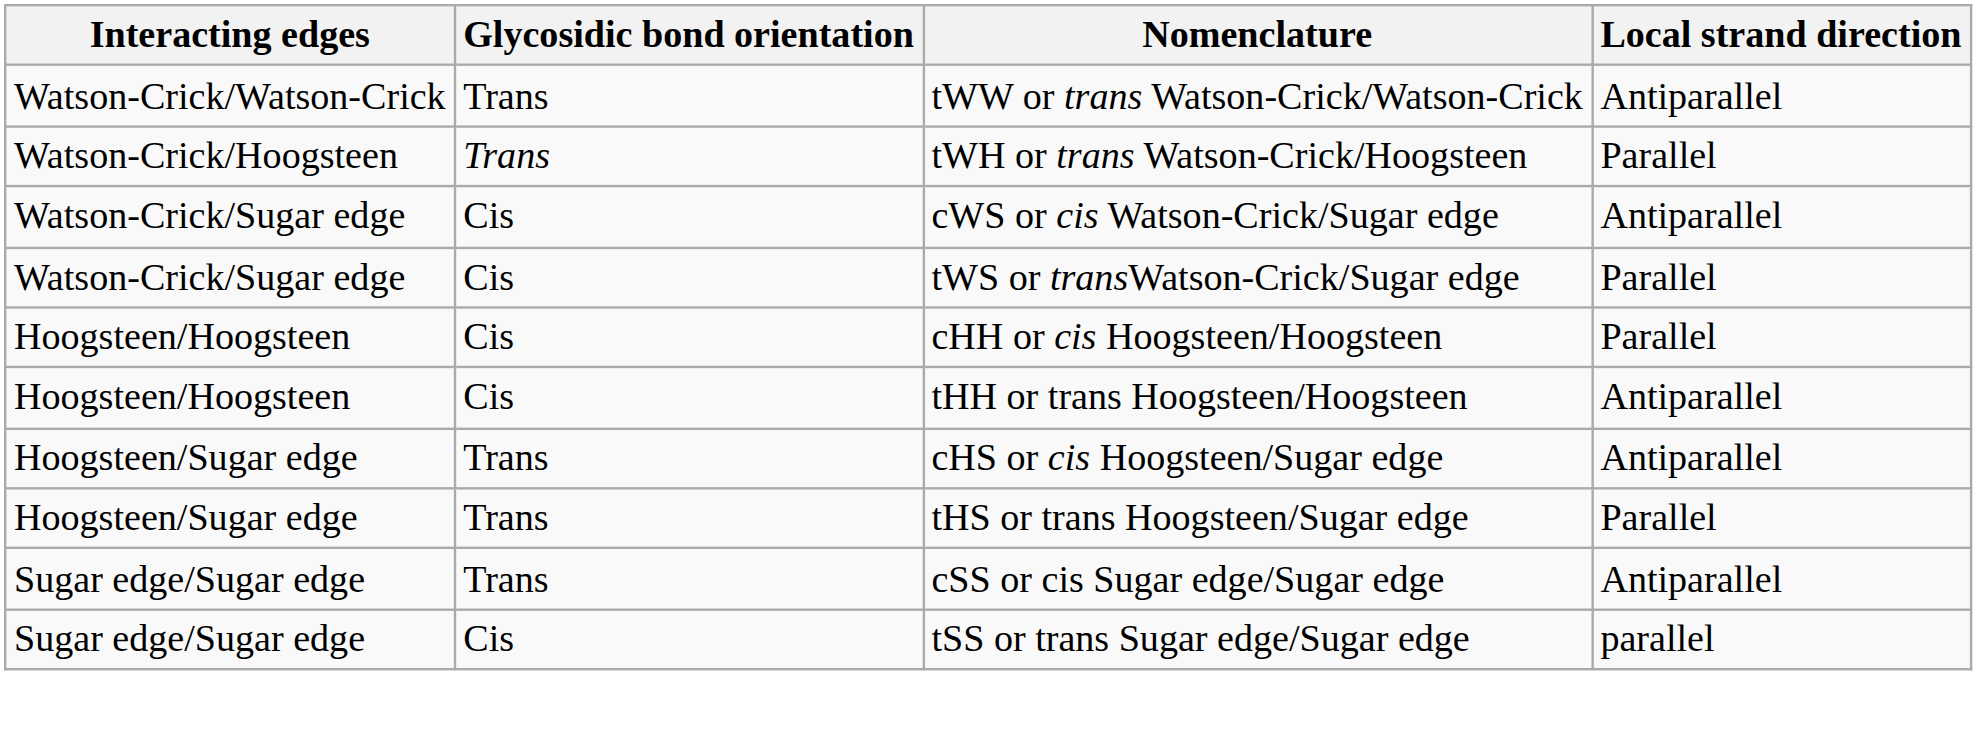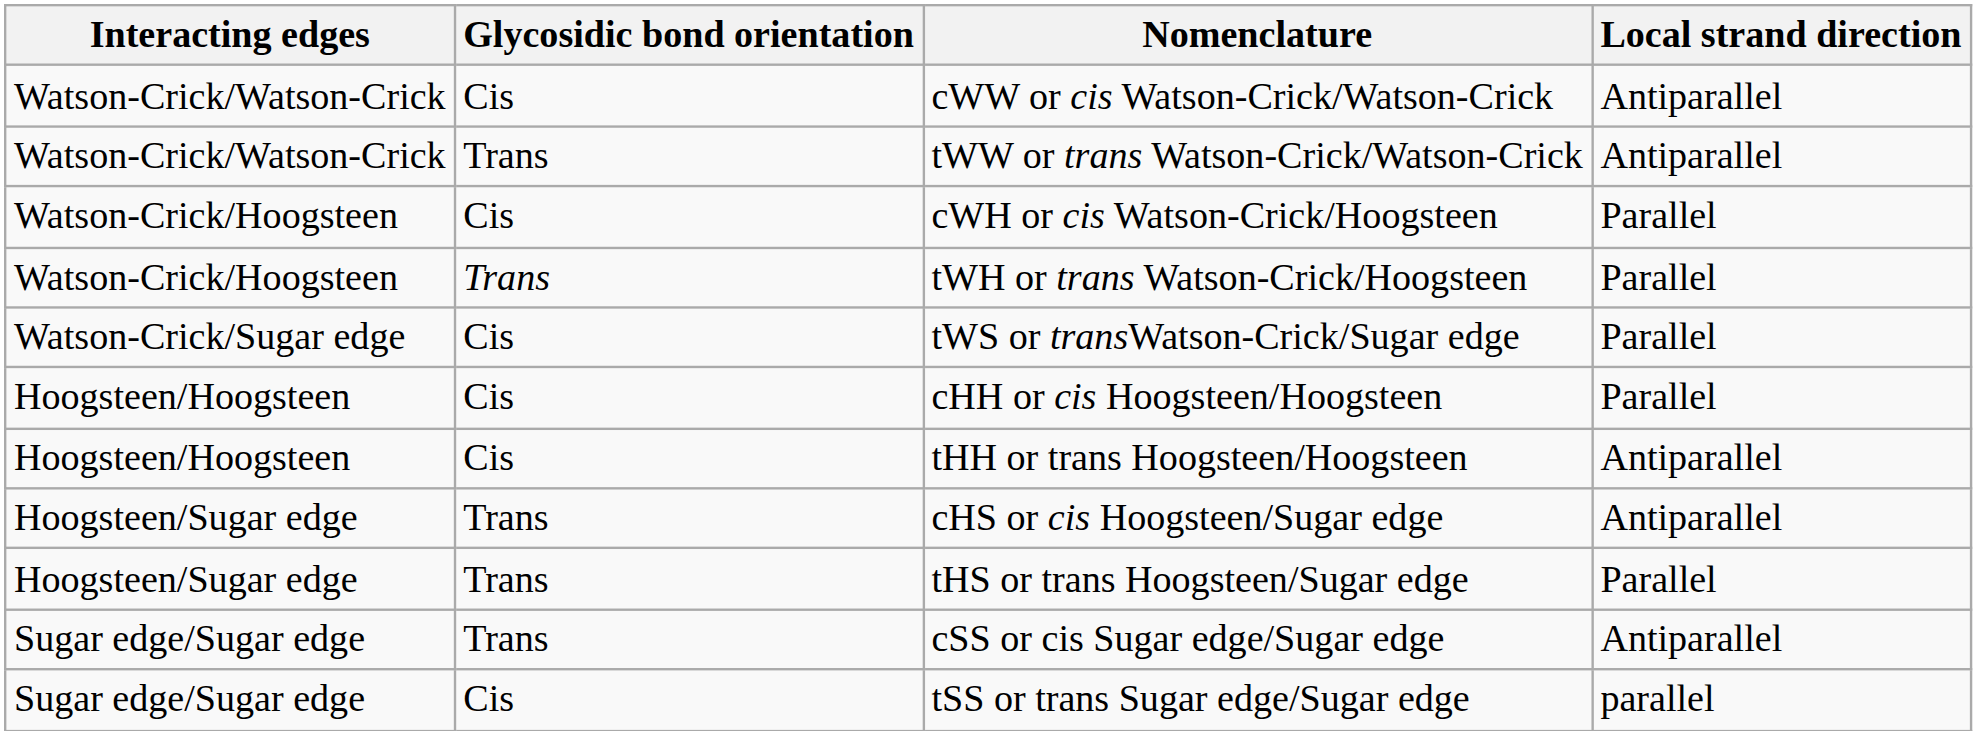+ row: (1242, 95)
+ row: (1215, 215)
- row: (1215, 215)
